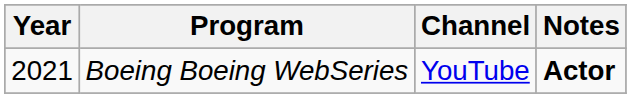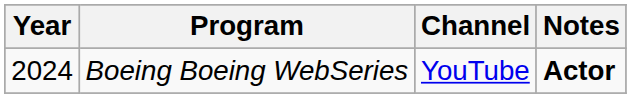(42, 70) 2021 -> (42, 70) 2024
